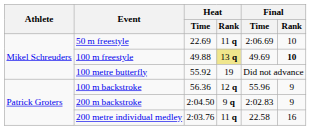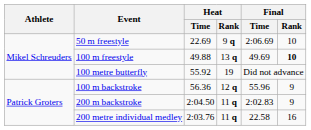(229, 42) 11 q -> (229, 42) 9 q
(229, 57) khaki background -> (229, 57) no background
(229, 102) 9 q -> (229, 102) 11 q
